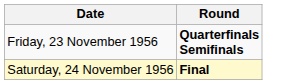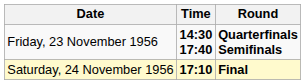+ column: (196, 14)
